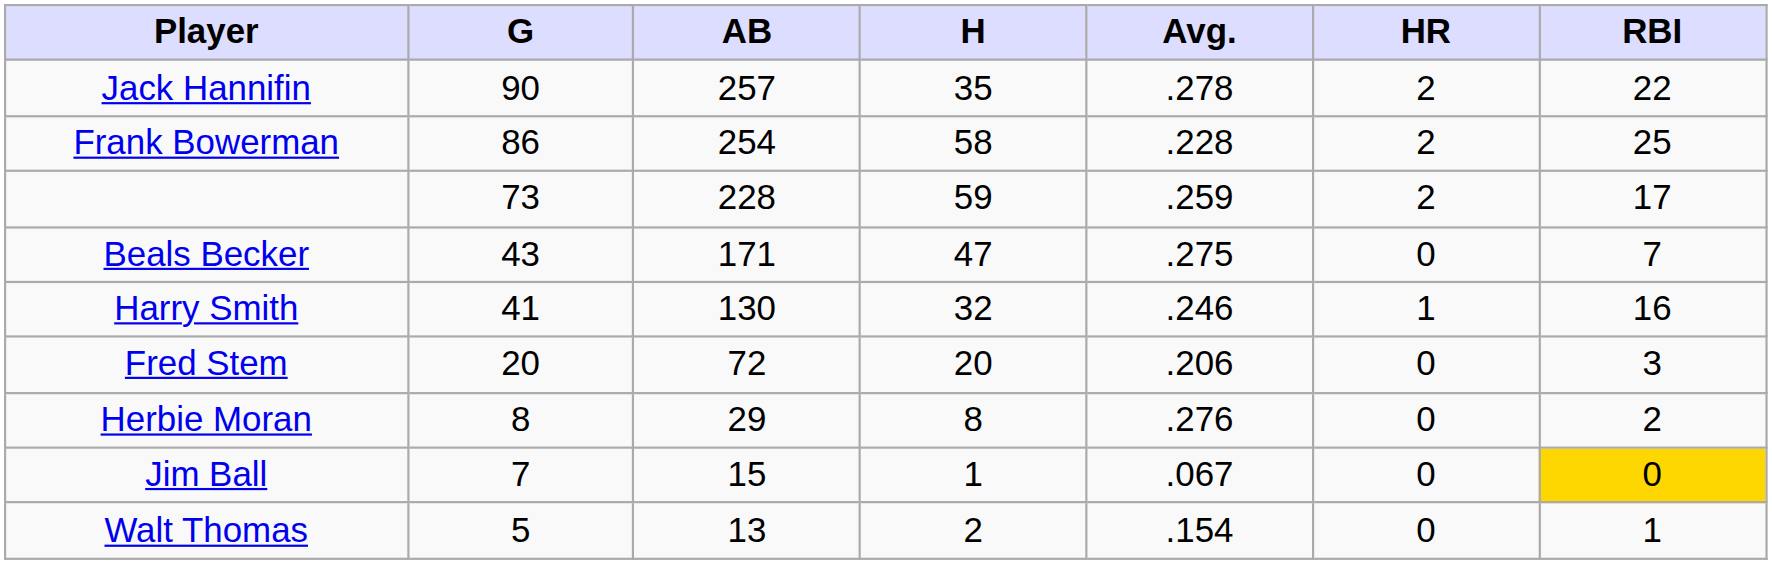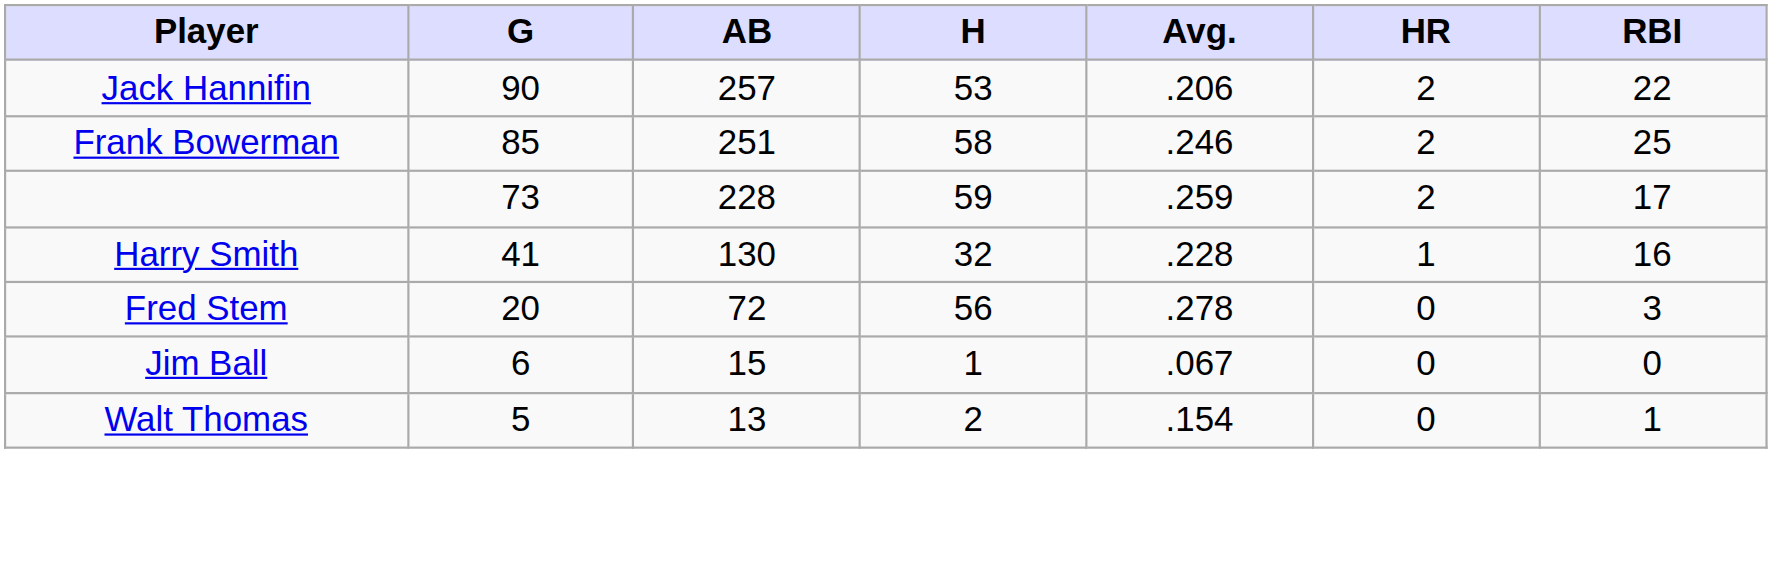(973, 87) 35 -> (973, 87) 53
(1200, 87) .278 -> (1200, 87) .206
(521, 142) 86 -> (521, 142) 85
(747, 142) 254 -> (747, 142) 251
(1200, 142) .228 -> (1200, 142) .246
- row: (206, 253)
(1200, 308) .246 -> (1200, 253) .228
(973, 364) 20 -> (973, 308) 56
(1200, 364) .206 -> (1200, 308) .278
- row: (206, 419)
(521, 474) 7 -> (521, 364) 6
(1652, 474) gold background -> (1652, 364) no background
